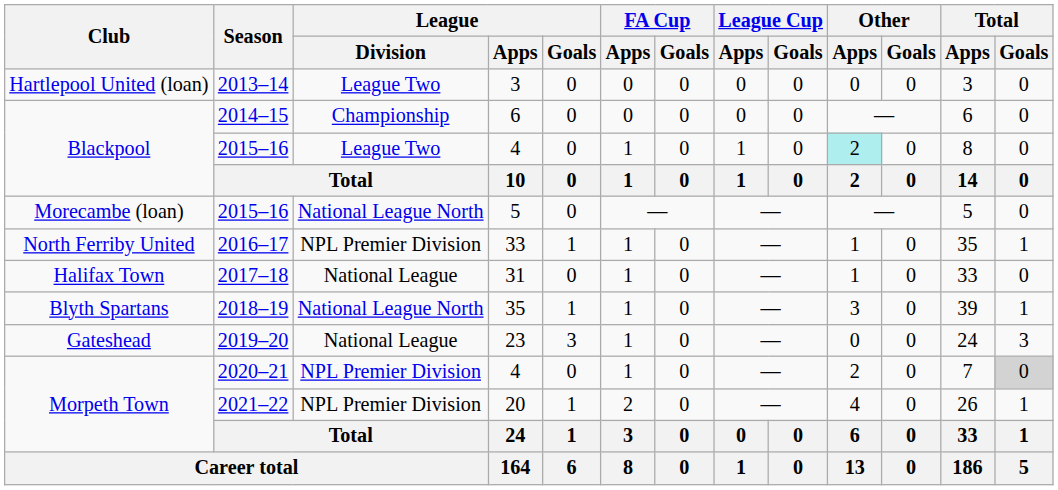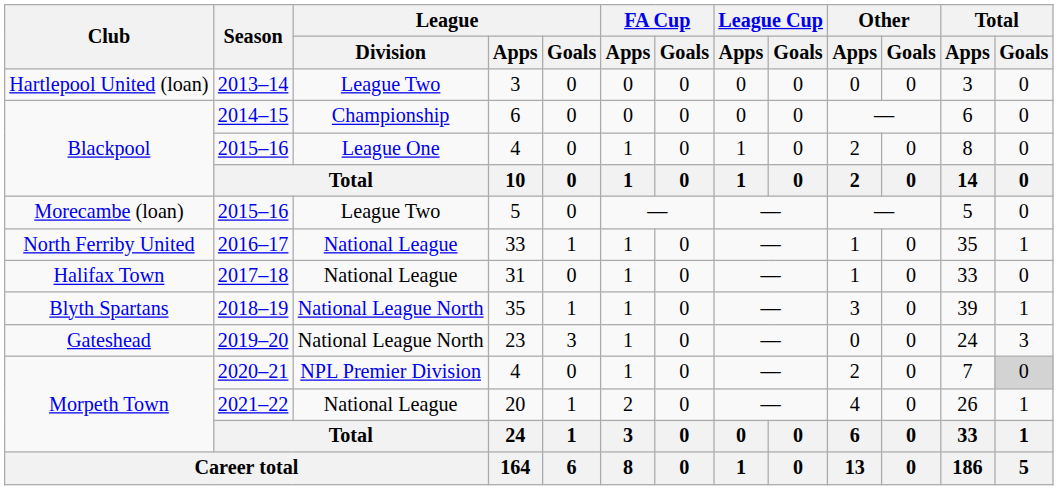(391, 148) League Two -> (391, 148) League One
(855, 148) paleturquoise background -> (855, 148) no background
(391, 212) National League North -> (391, 212) League Two
(391, 244) NPL Premier Division -> (391, 244) National League
(391, 340) National League -> (391, 340) National League North
(391, 404) NPL Premier Division -> (391, 404) National League
